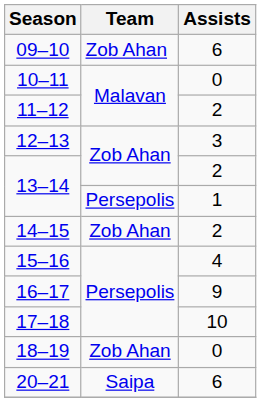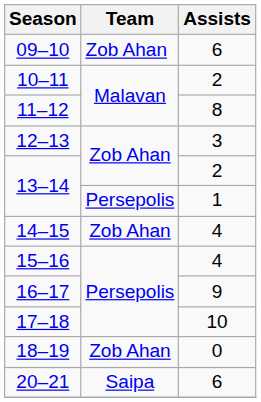(217, 79) 0 -> (217, 79) 2
(217, 110) 2 -> (217, 110) 8
(217, 230) 2 -> (217, 230) 4
